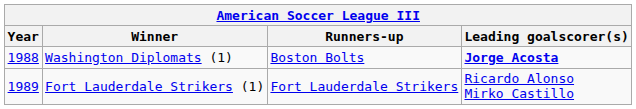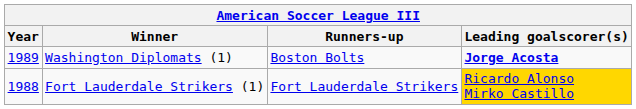(23, 57) 1988 -> (23, 57) 1989
(23, 86) 1989 -> (23, 86) 1988
(519, 86) no background -> (519, 86) gold background
